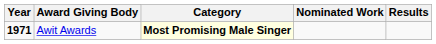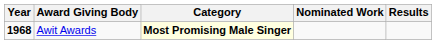(19, 30) 1971 -> (19, 30) 1968
